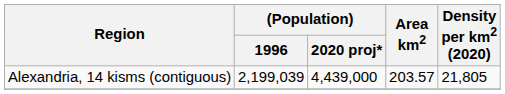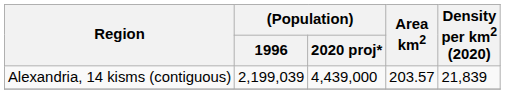(464, 77) 21,805 -> (464, 77) 21,839
